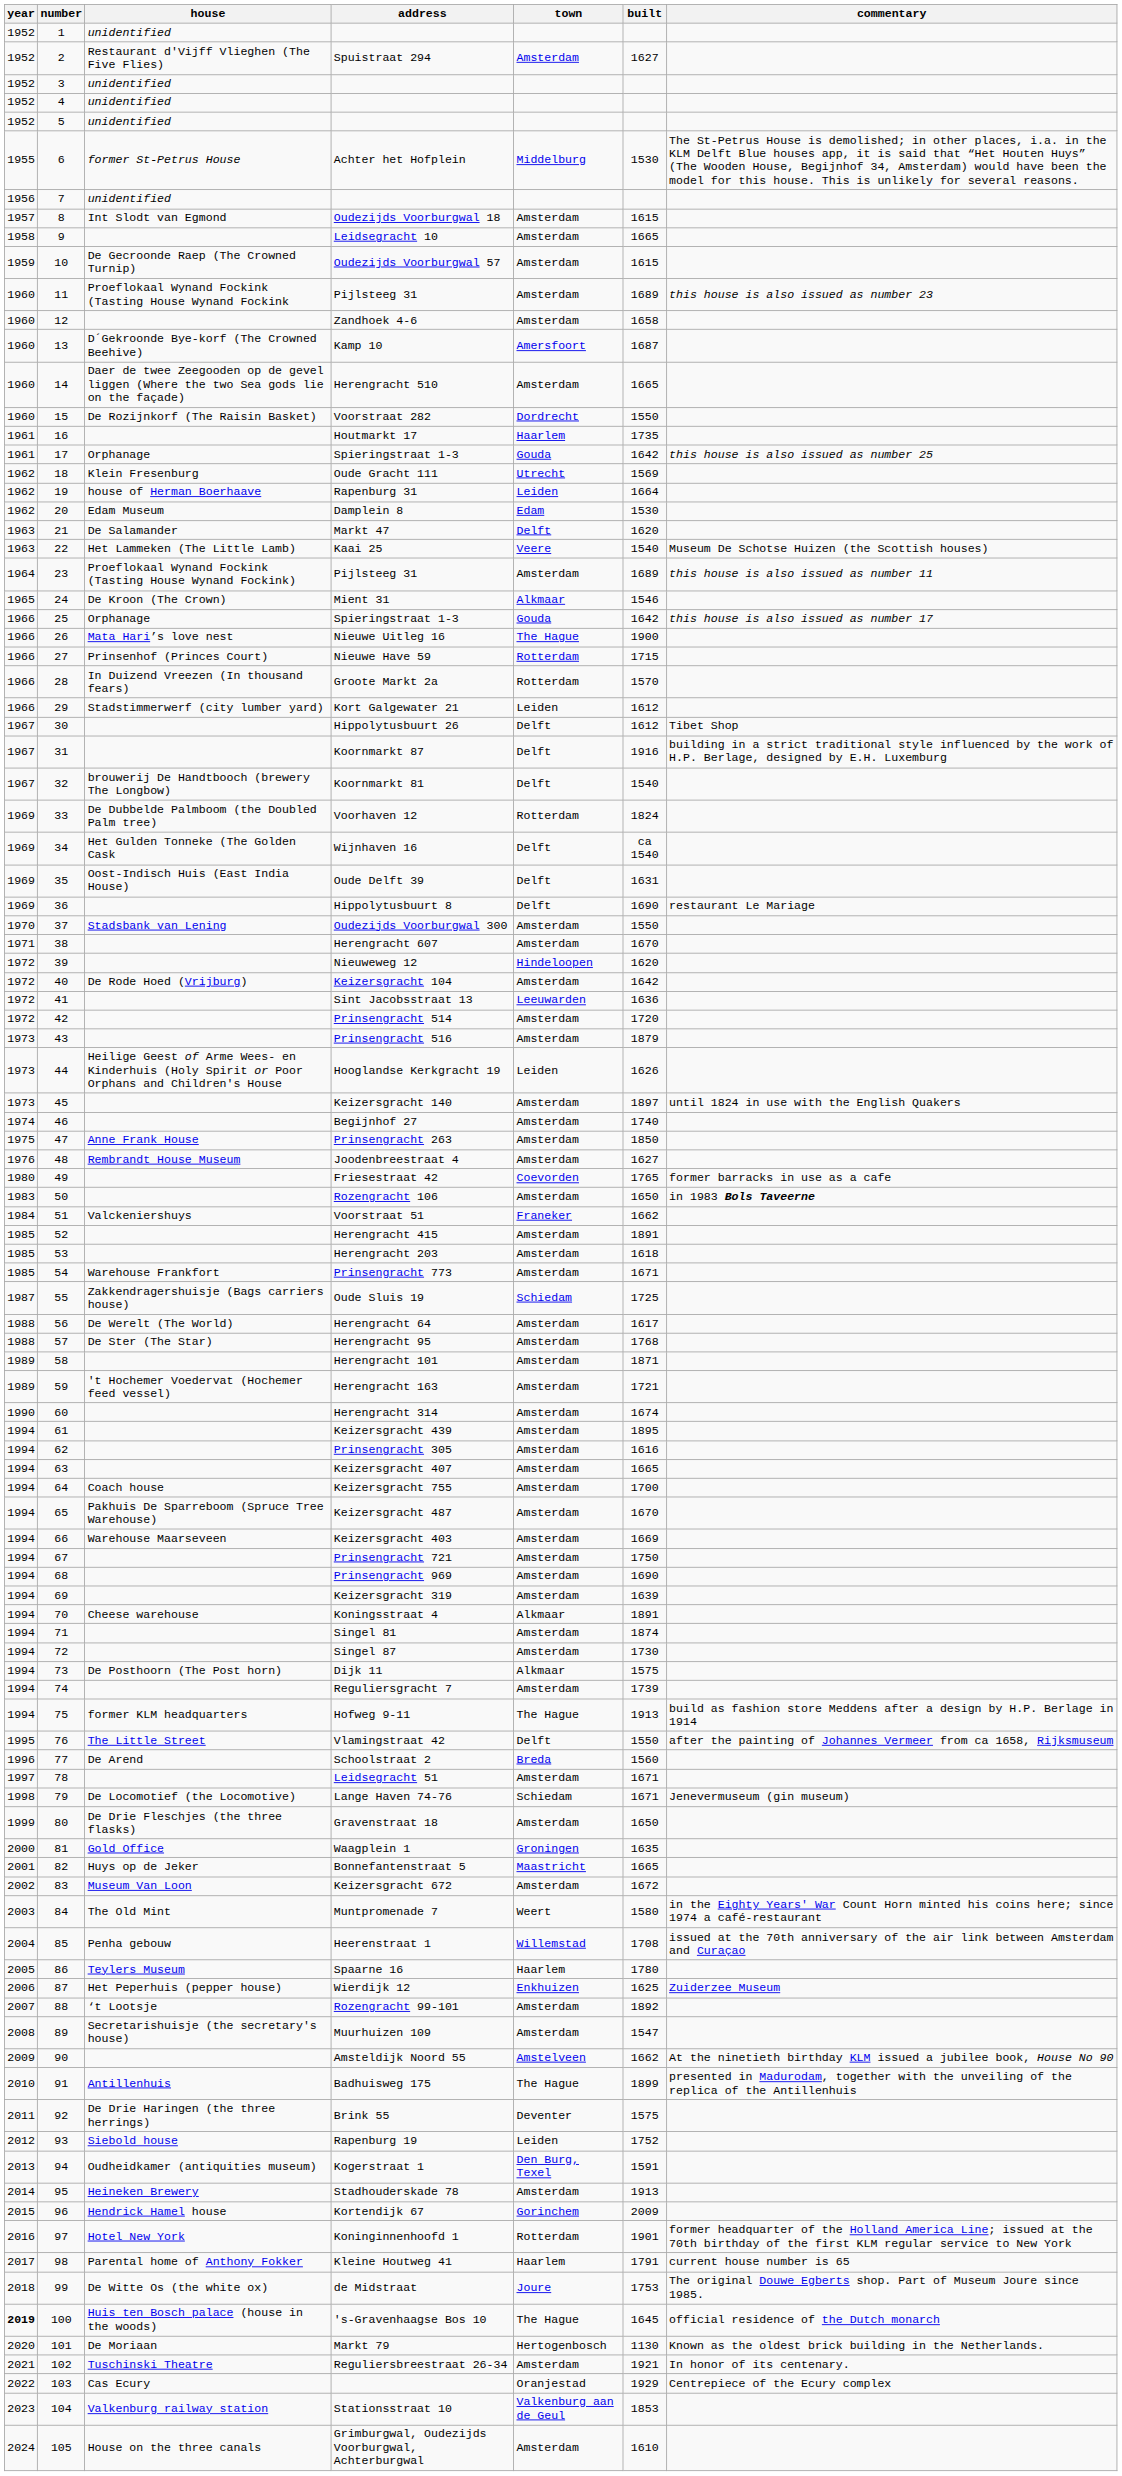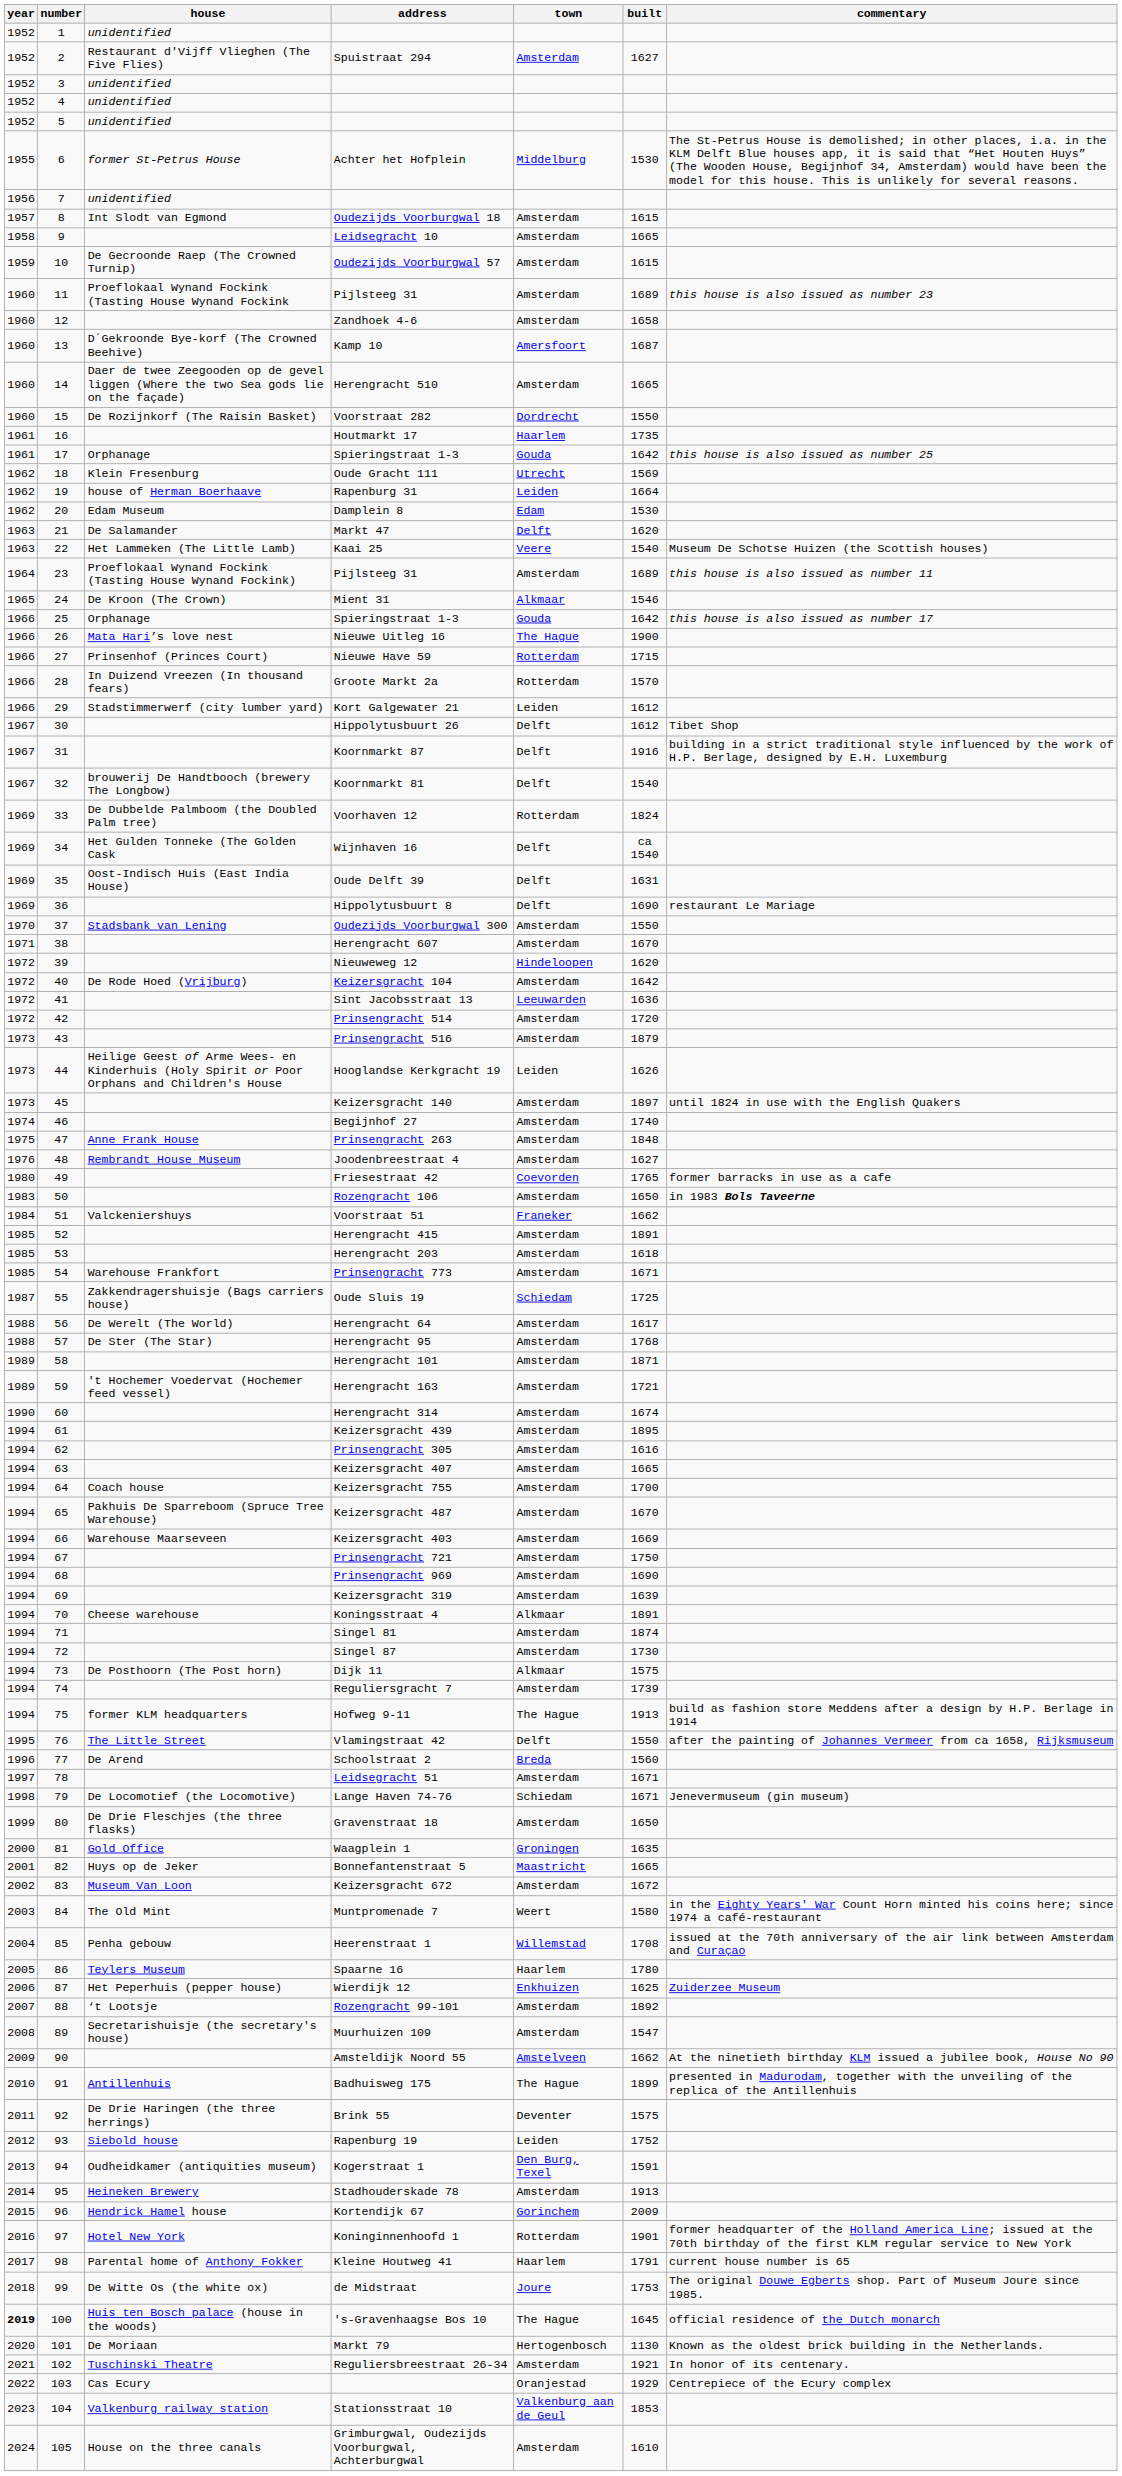(645, 1140) 1850 -> (645, 1140) 1848
